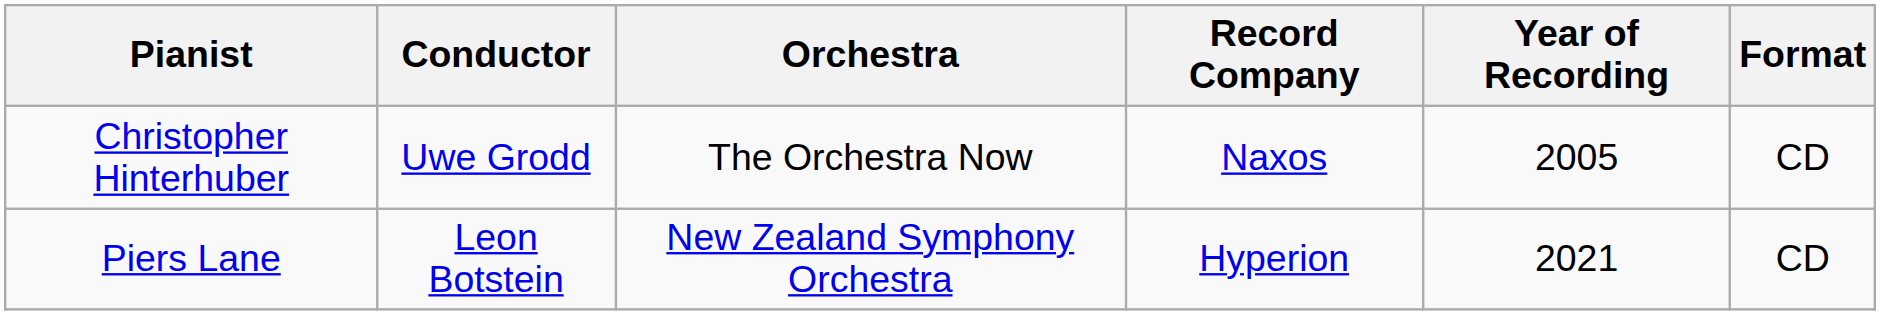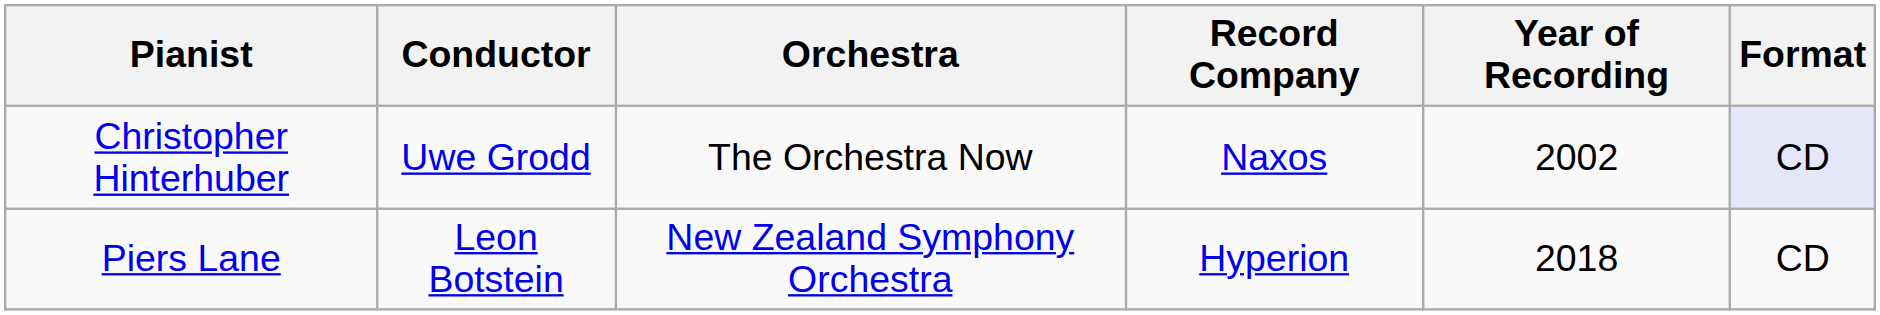(1577, 156) 2005 -> (1577, 156) 2002
(1803, 156) no background -> (1803, 156) lavender background
(1577, 258) 2021 -> (1577, 258) 2018
